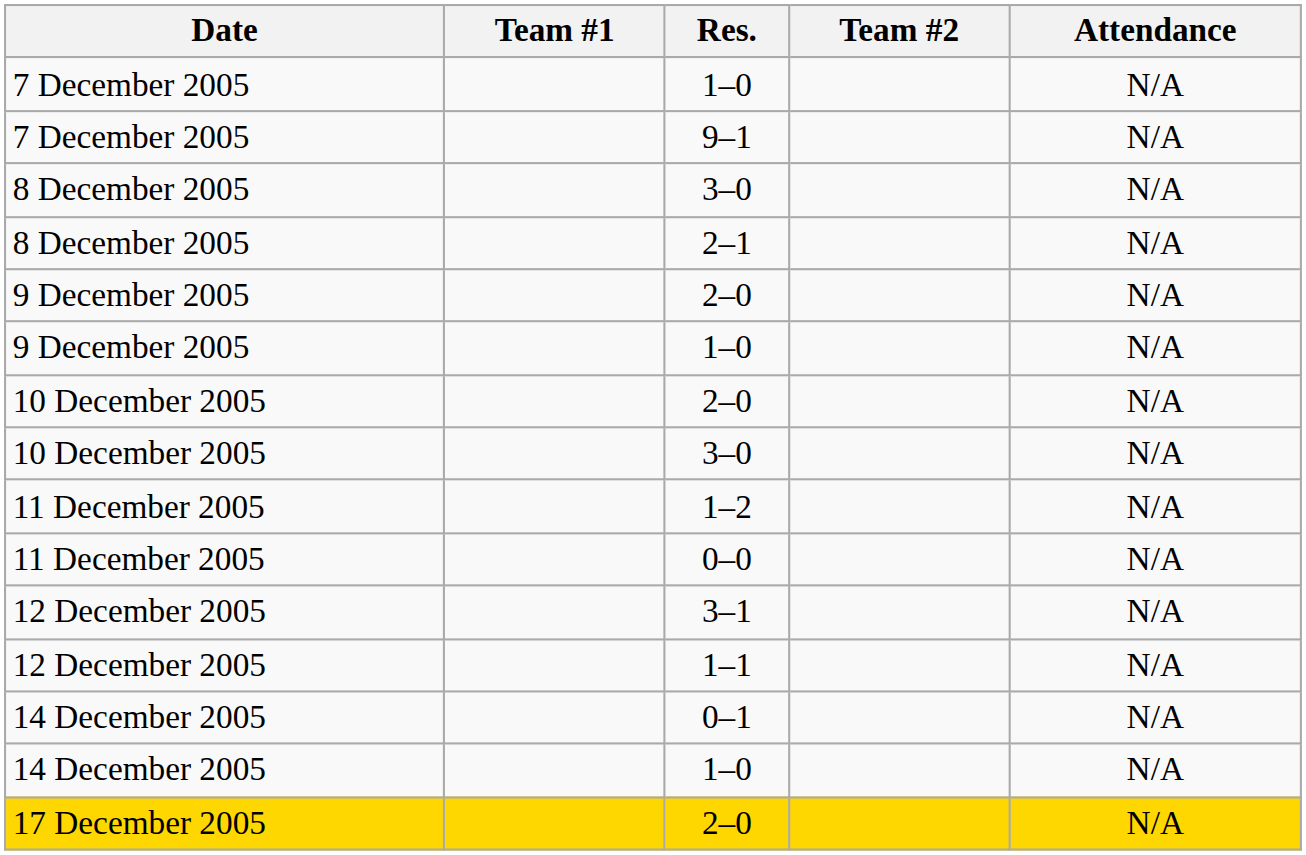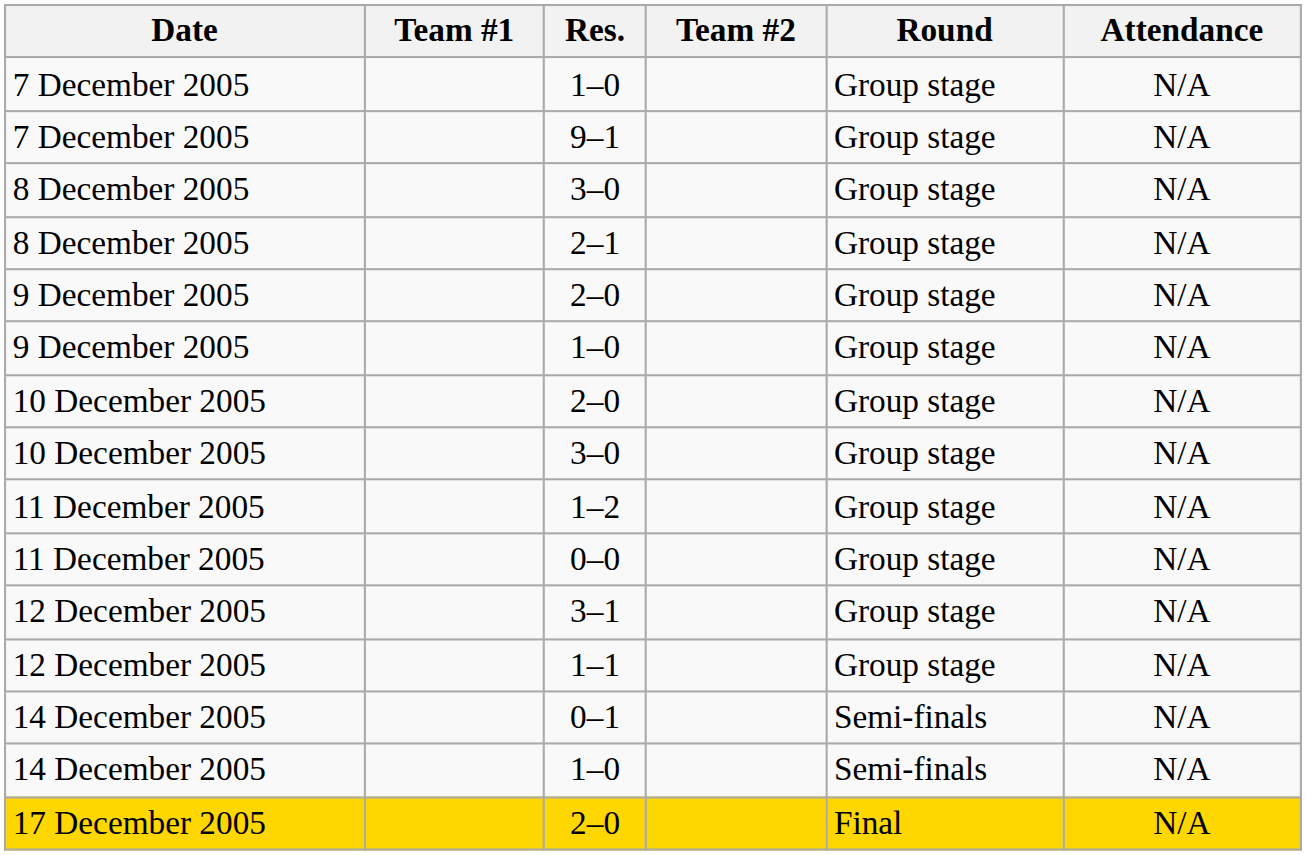+ column: (945, 30)
